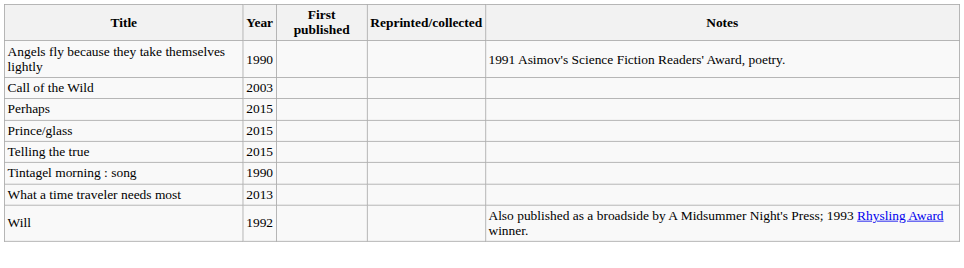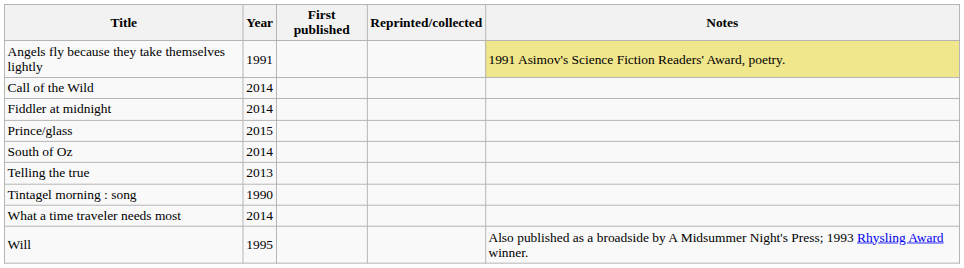(260, 59) 1990 -> (260, 59) 1991
(637, 59) no background -> (637, 59) khaki background
(260, 88) 2003 -> (260, 88) 2014
+ row: (59, 109)
- row: (29, 109)
+ row: (40, 151)
(260, 151) 2015 -> (260, 173) 2013
(260, 194) 2013 -> (260, 215) 2014
(260, 223) 1992 -> (260, 244) 1995
